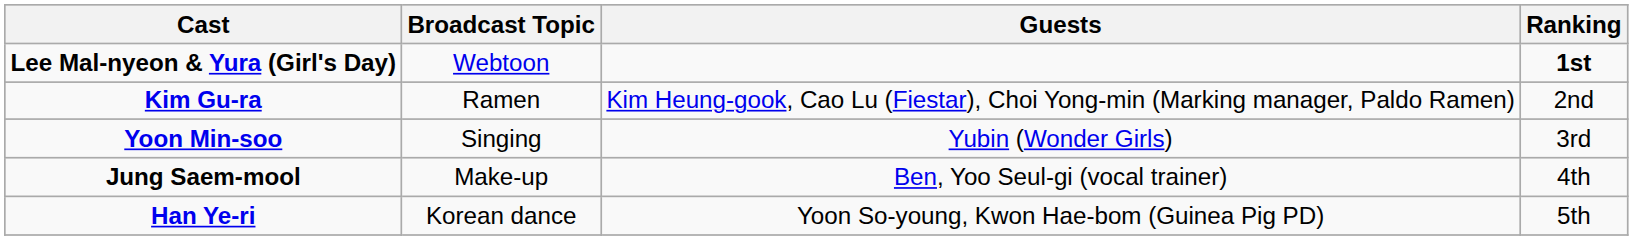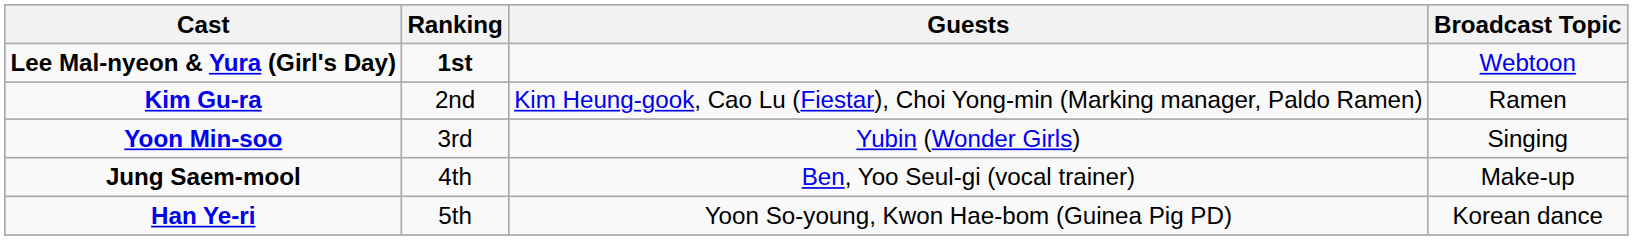columns swapped: (501, 24) <-> (1574, 24)
